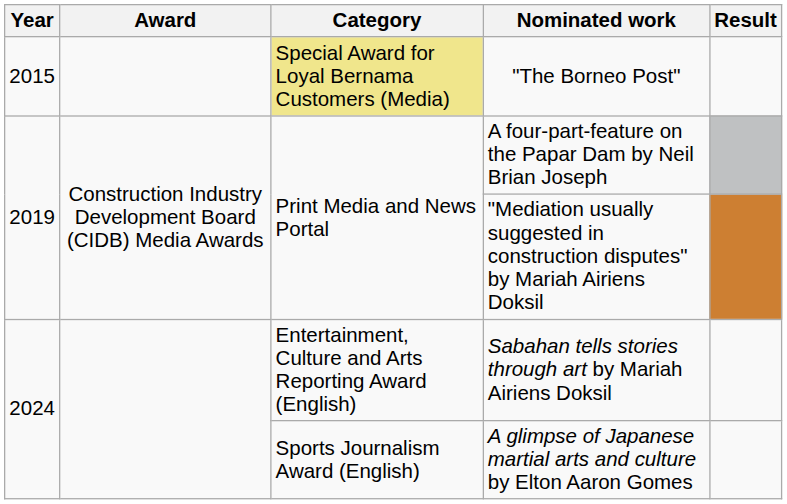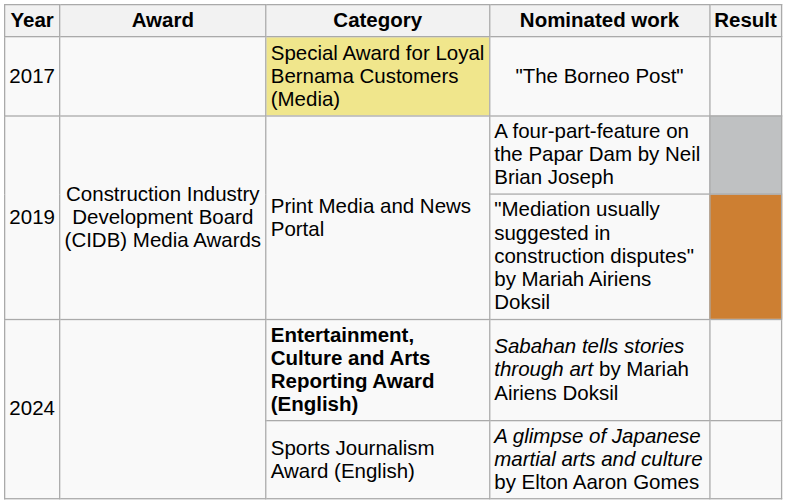(32, 76) 2015 -> (32, 76) 2017
(351, 369) normal -> (353, 369) bold
